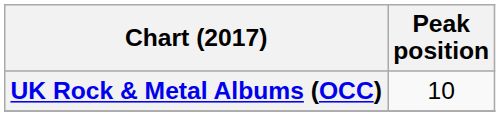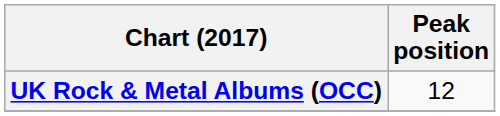(441, 90) 10 -> (441, 90) 12
